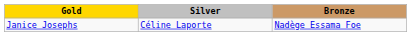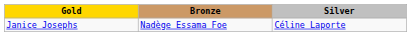columns swapped: (205, 11) <-> (339, 11)
